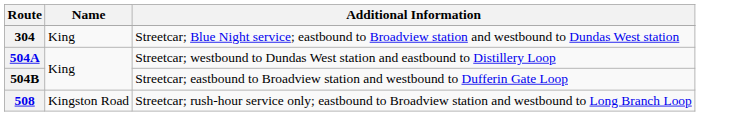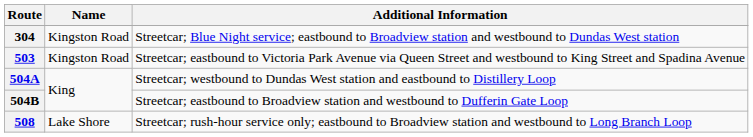(62, 36) King -> (89, 36) Kingston Road
+ row: (25, 57)
(89, 100) Kingston Road -> (79, 121) Lake Shore
